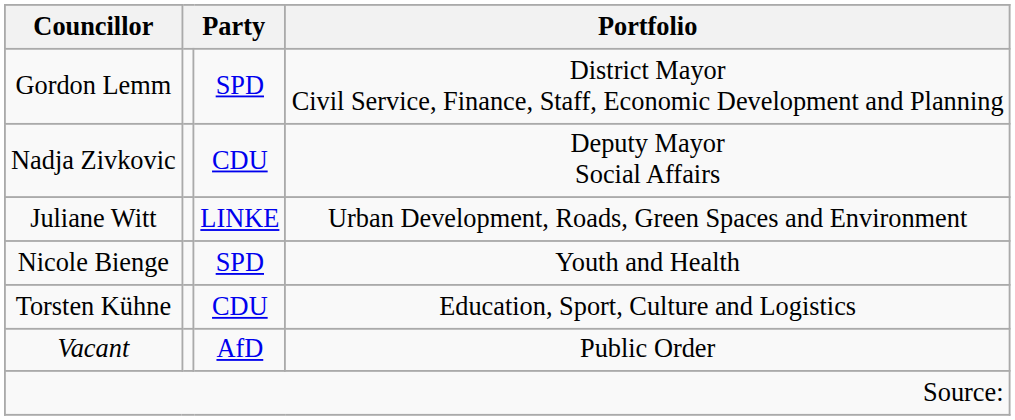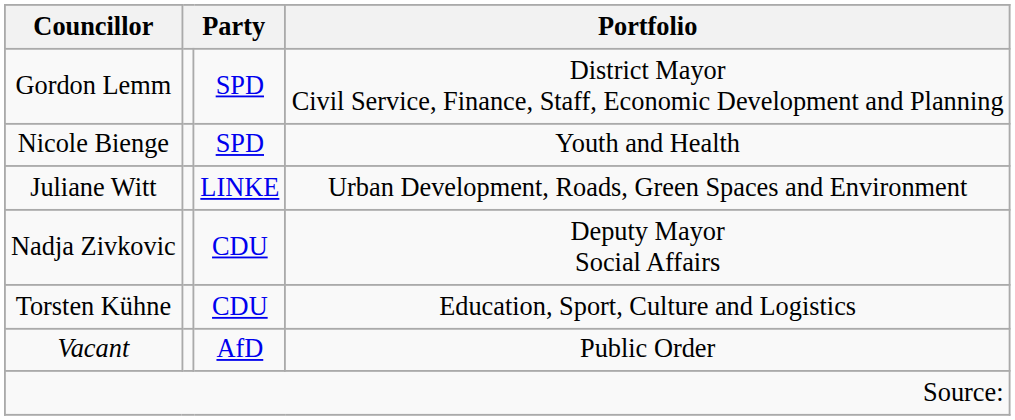rows swapped: (93, 160) <-> (93, 262)
